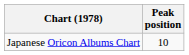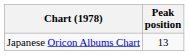(163, 42) 10 -> (163, 42) 13
